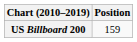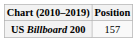(112, 29) 159 -> (112, 29) 157
